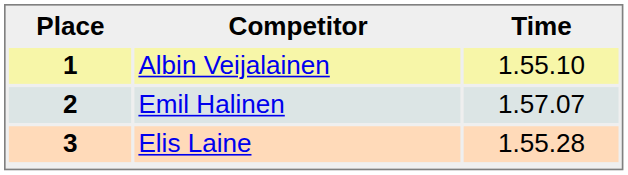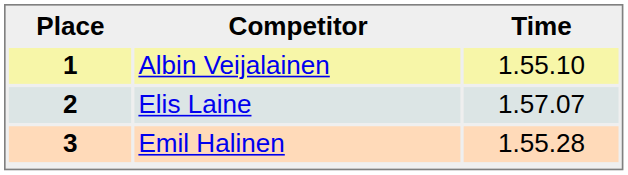(212, 104) Emil Halinen -> (195, 104) Elis Laine
(195, 143) Elis Laine -> (212, 143) Emil Halinen
